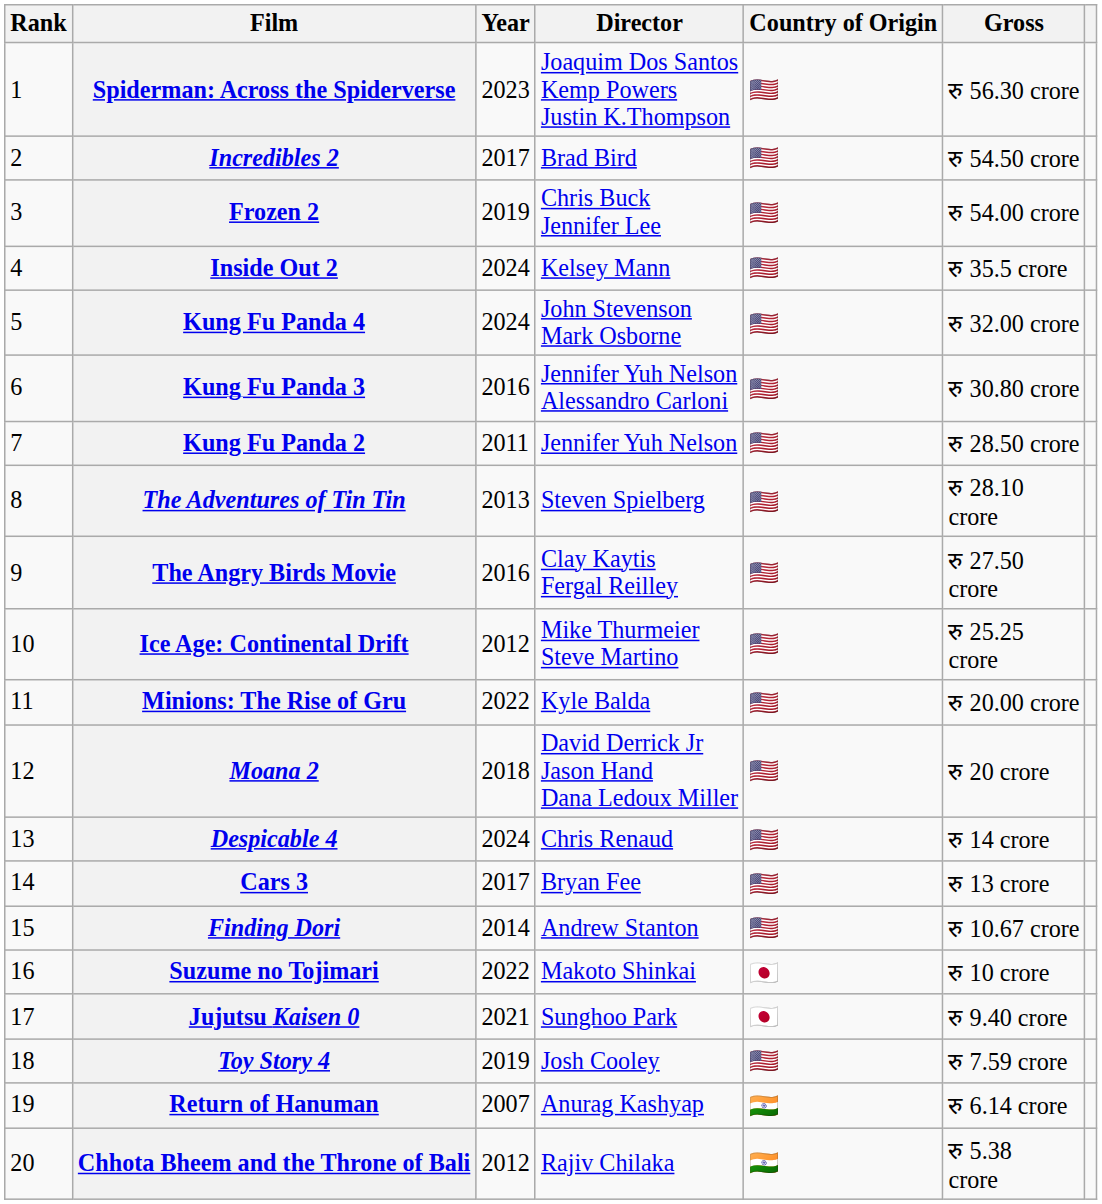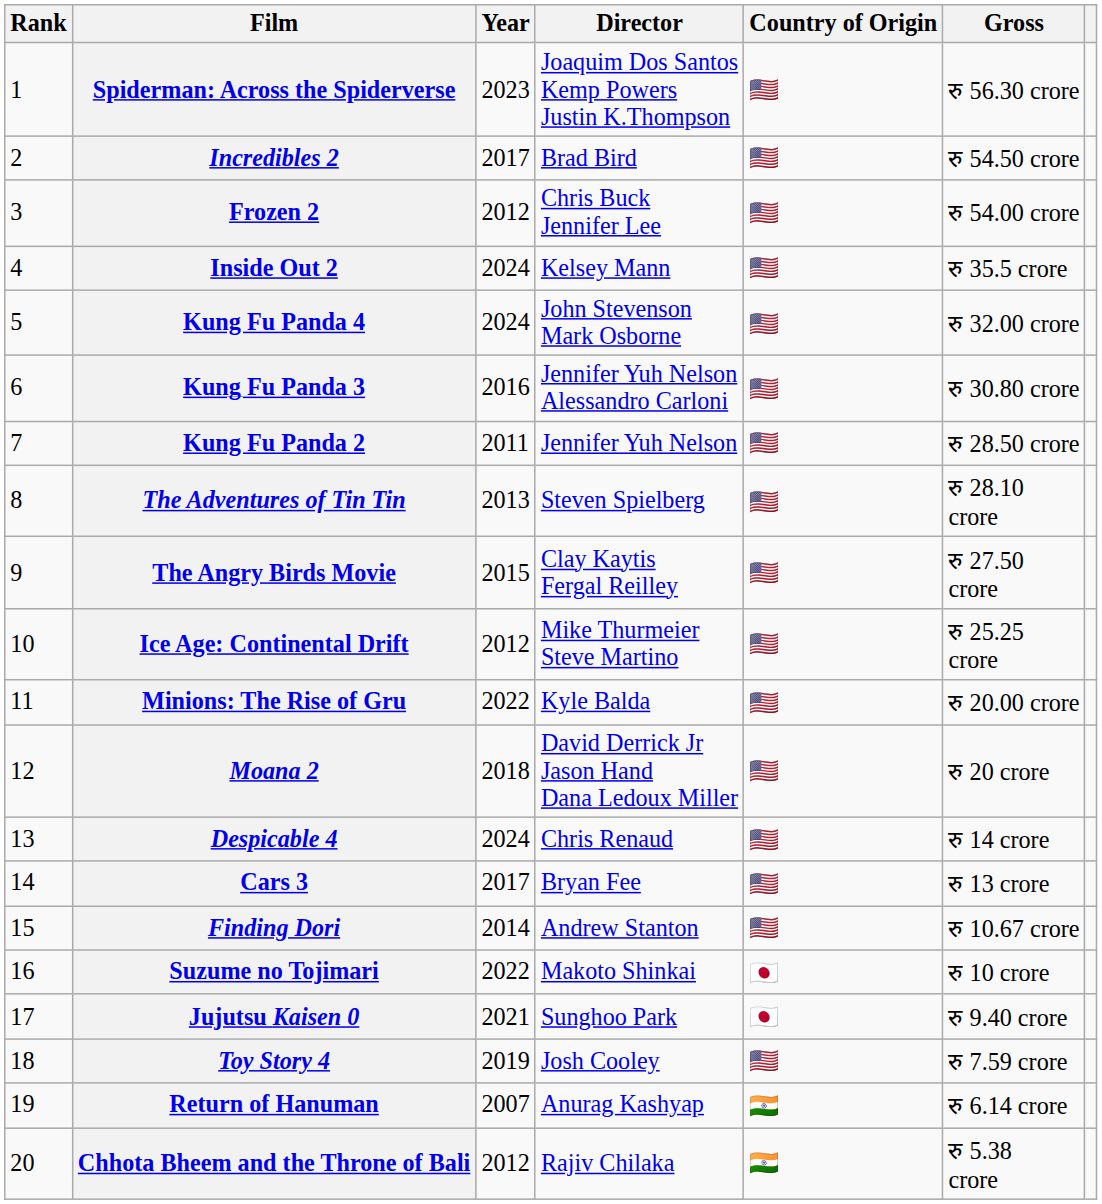(506, 212) 2019 -> (506, 212) 2012
(506, 572) 2016 -> (506, 572) 2015
